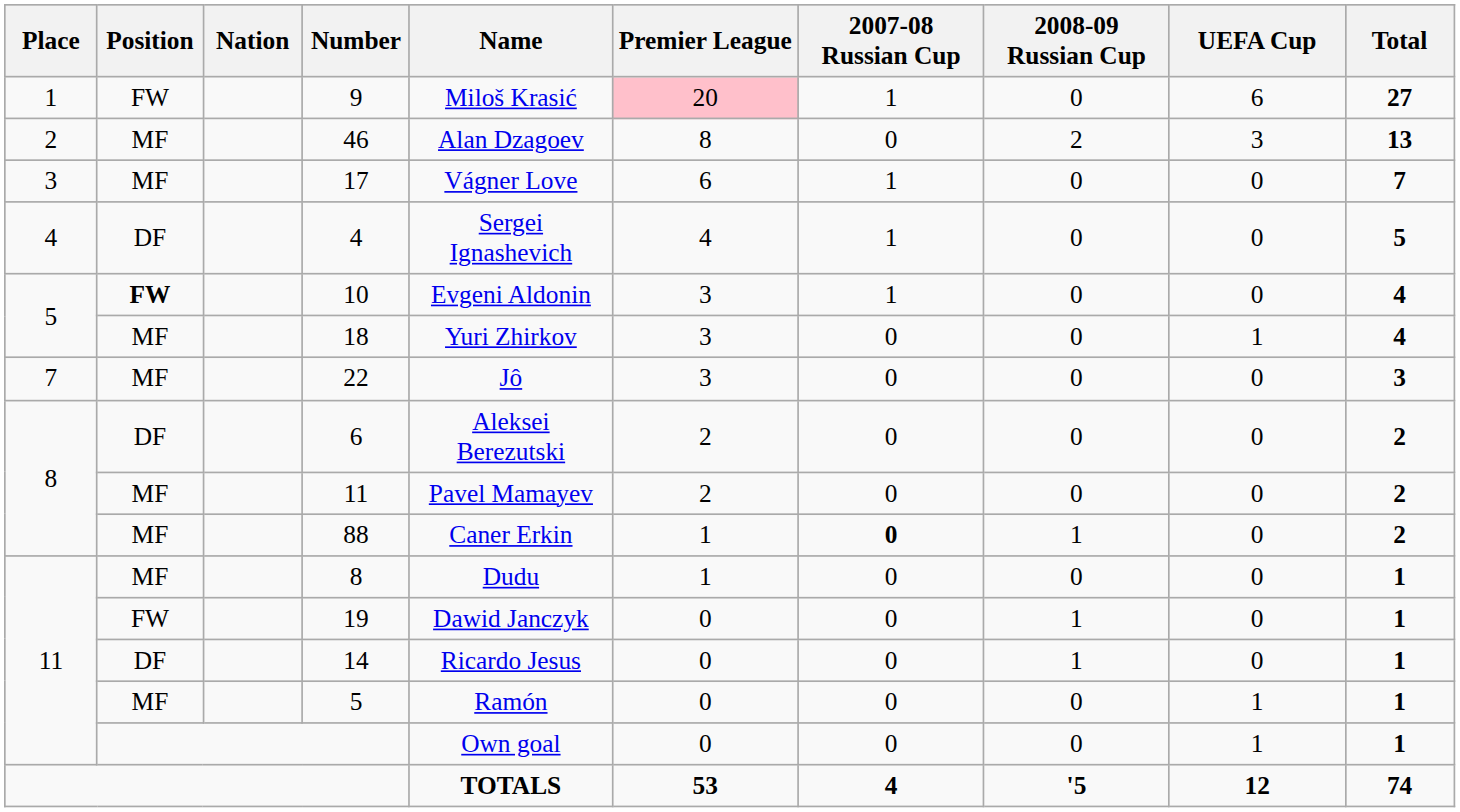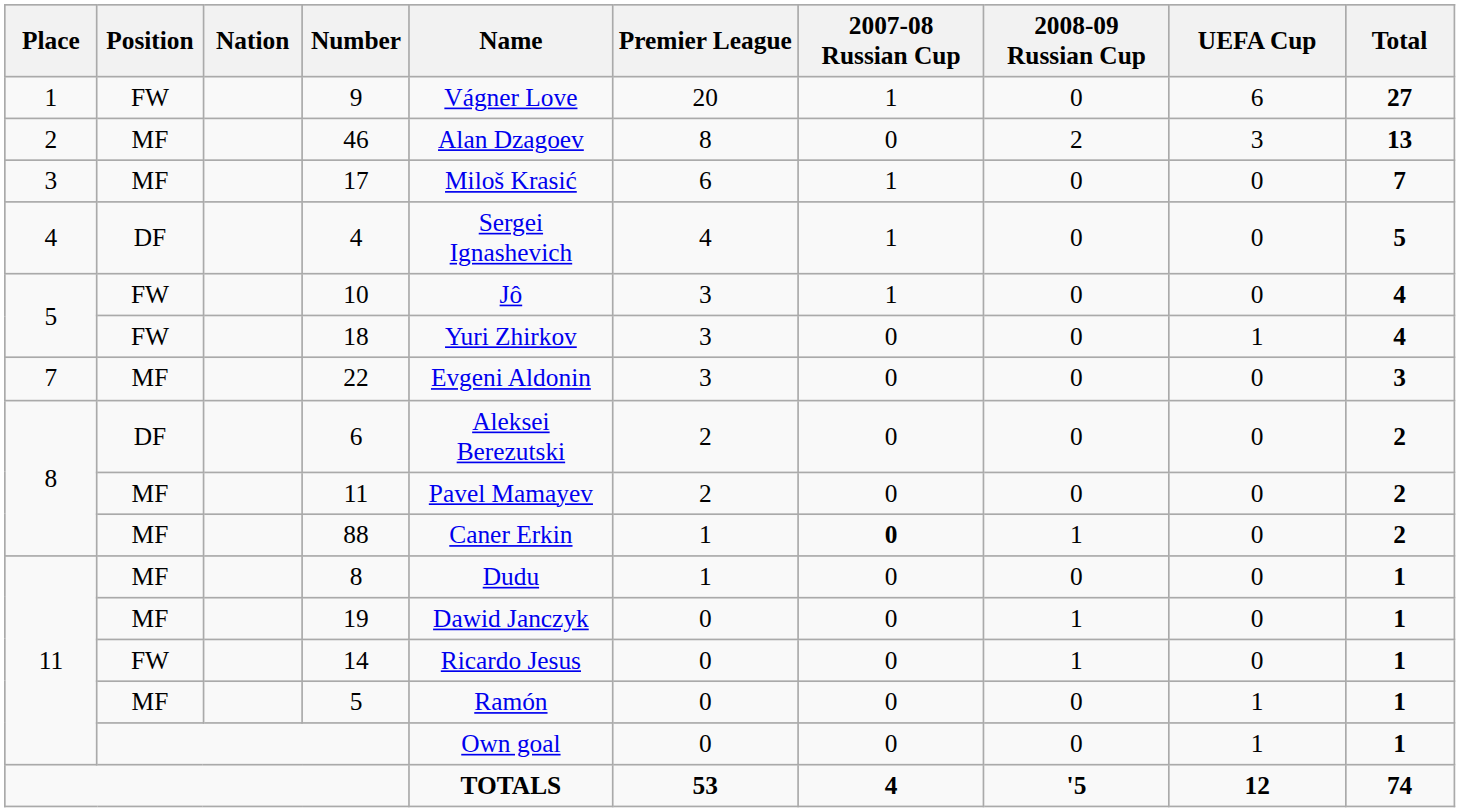(511, 97) Miloš Krasić -> (511, 97) Vágner Love
(705, 97) pink background -> (705, 97) no background
(511, 181) Vágner Love -> (511, 181) Miloš Krasić
(150, 295) bold -> (150, 295) normal
(511, 295) Evgeni Aldonin -> (511, 295) Jô
(150, 336) MF -> (150, 336) FW
(511, 378) Jô -> (511, 378) Evgeni Aldonin
(150, 618) FW -> (150, 618) MF
(150, 659) DF -> (150, 659) FW
